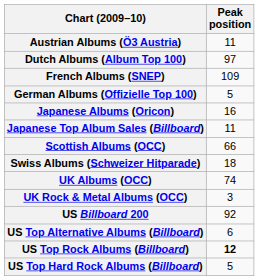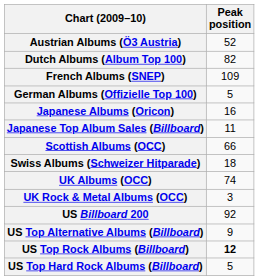(230, 42) 11 -> (230, 42) 52
(230, 59) 97 -> (230, 59) 82
(230, 232) 6 -> (230, 232) 9
